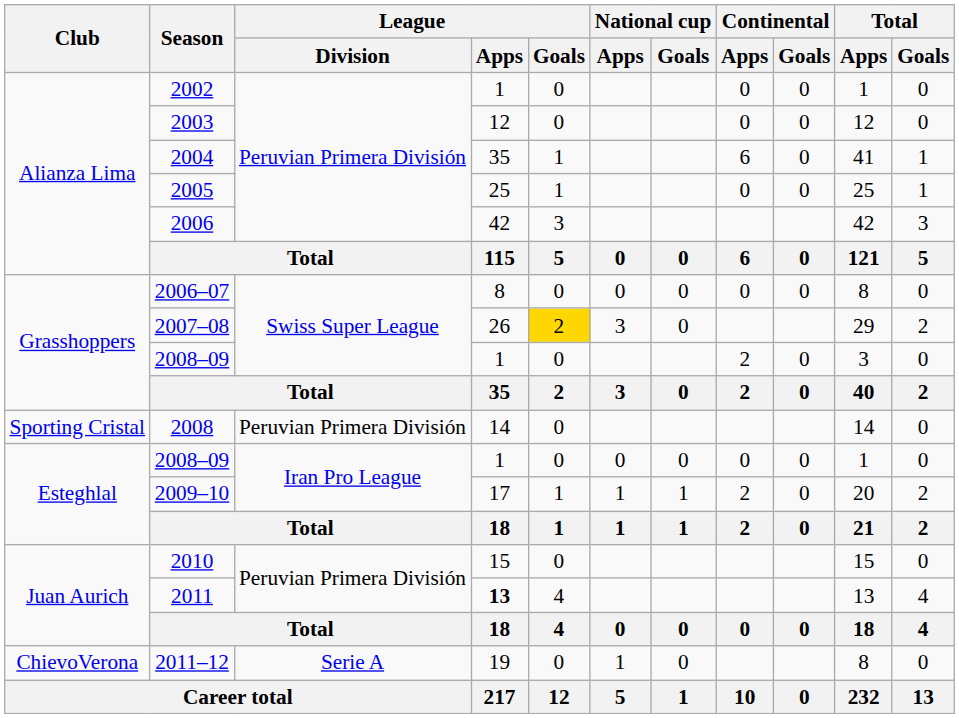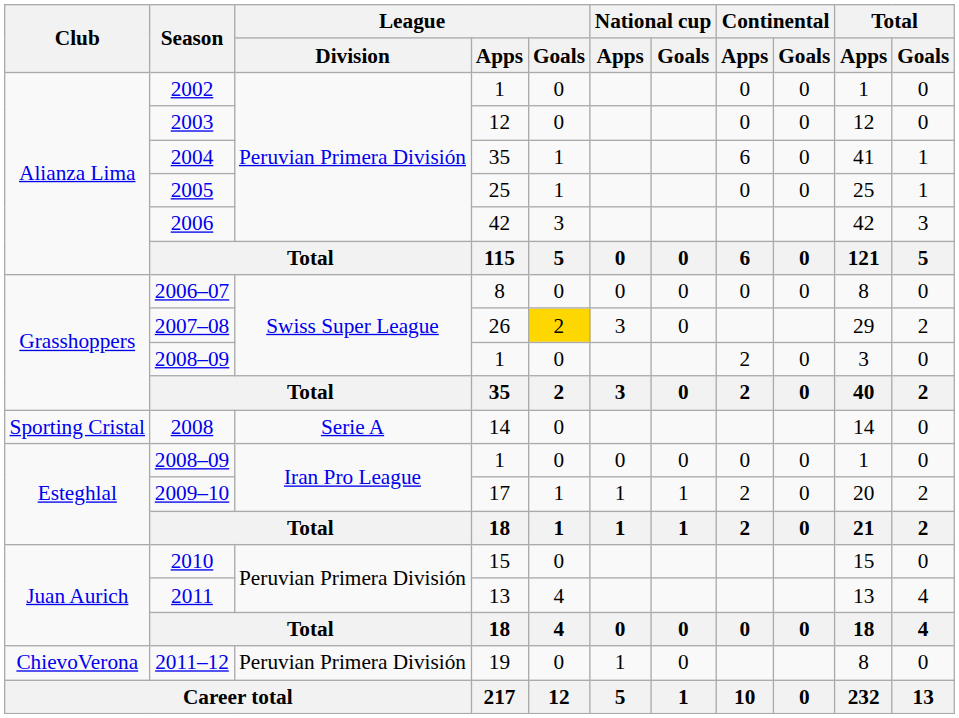(353, 426) Peruvian Primera División -> (353, 426) Serie A
(499, 595) bold -> (499, 595) normal
(353, 662) Serie A -> (353, 662) Peruvian Primera División
